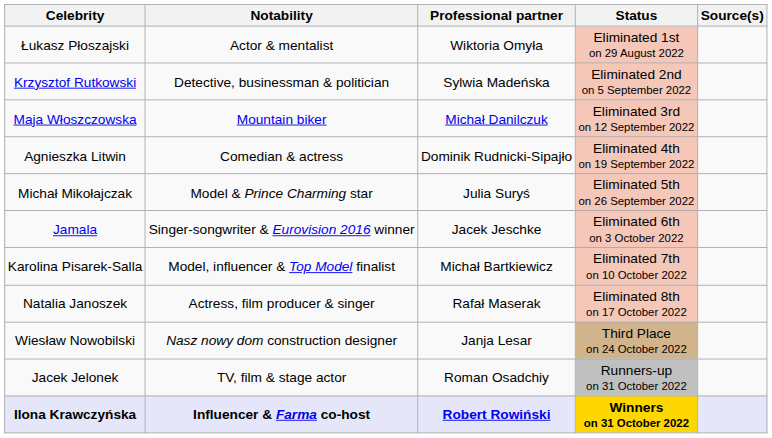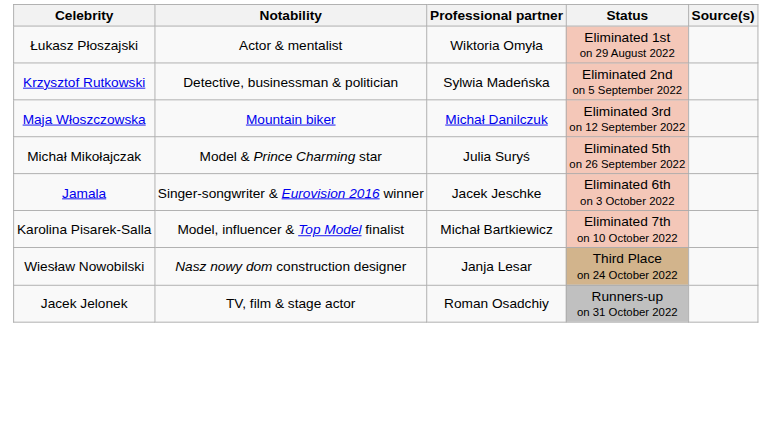- row: (75, 155)
- row: (75, 303)
- row: (75, 414)
